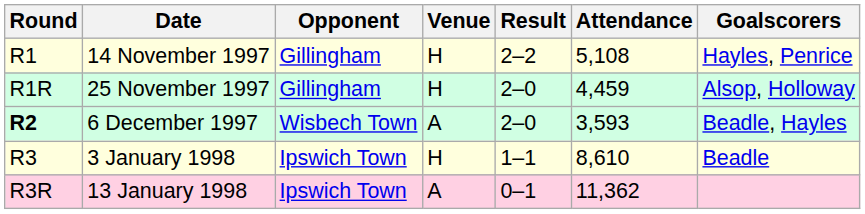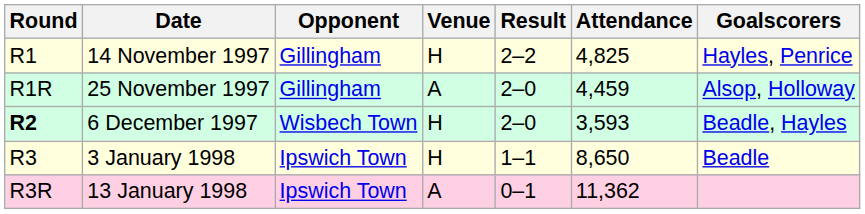(603, 55) 5,108 -> (603, 55) 4,825
(435, 89) H -> (434, 89) A
(434, 123) A -> (435, 123) H
(603, 157) 8,610 -> (603, 157) 8,650
